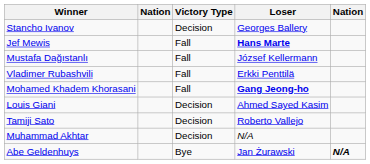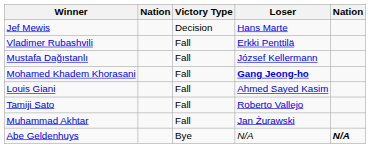- row: (40, 27)
(183, 43) Fall -> (194, 27) Decision
(264, 43) bold -> (262, 27) normal
rows swapped: (47, 58) <-> (50, 74)
(194, 105) Decision -> (183, 89) Fall
(194, 120) Decision -> (183, 105) Fall
(194, 136) Decision -> (183, 120) Fall
(245, 136) N/A -> (266, 120) Jan Żurawski
(266, 151) Jan Żurawski -> (245, 136) N/A
